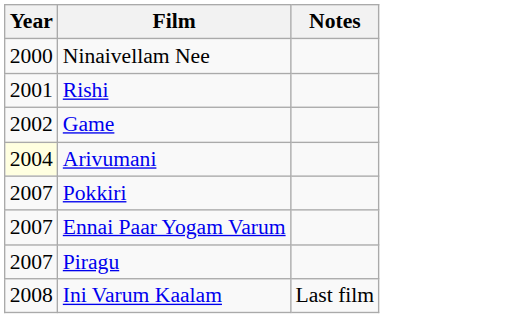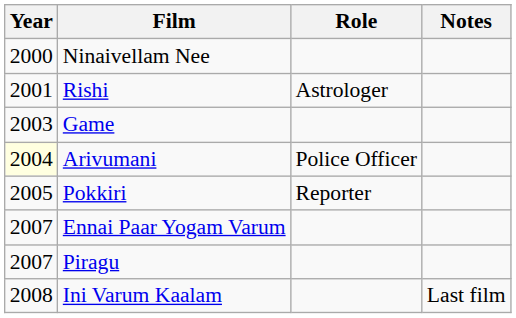+ column: (356, 21)
(31, 124) 2002 -> (31, 124) 2003
(31, 192) 2007 -> (31, 192) 2005
